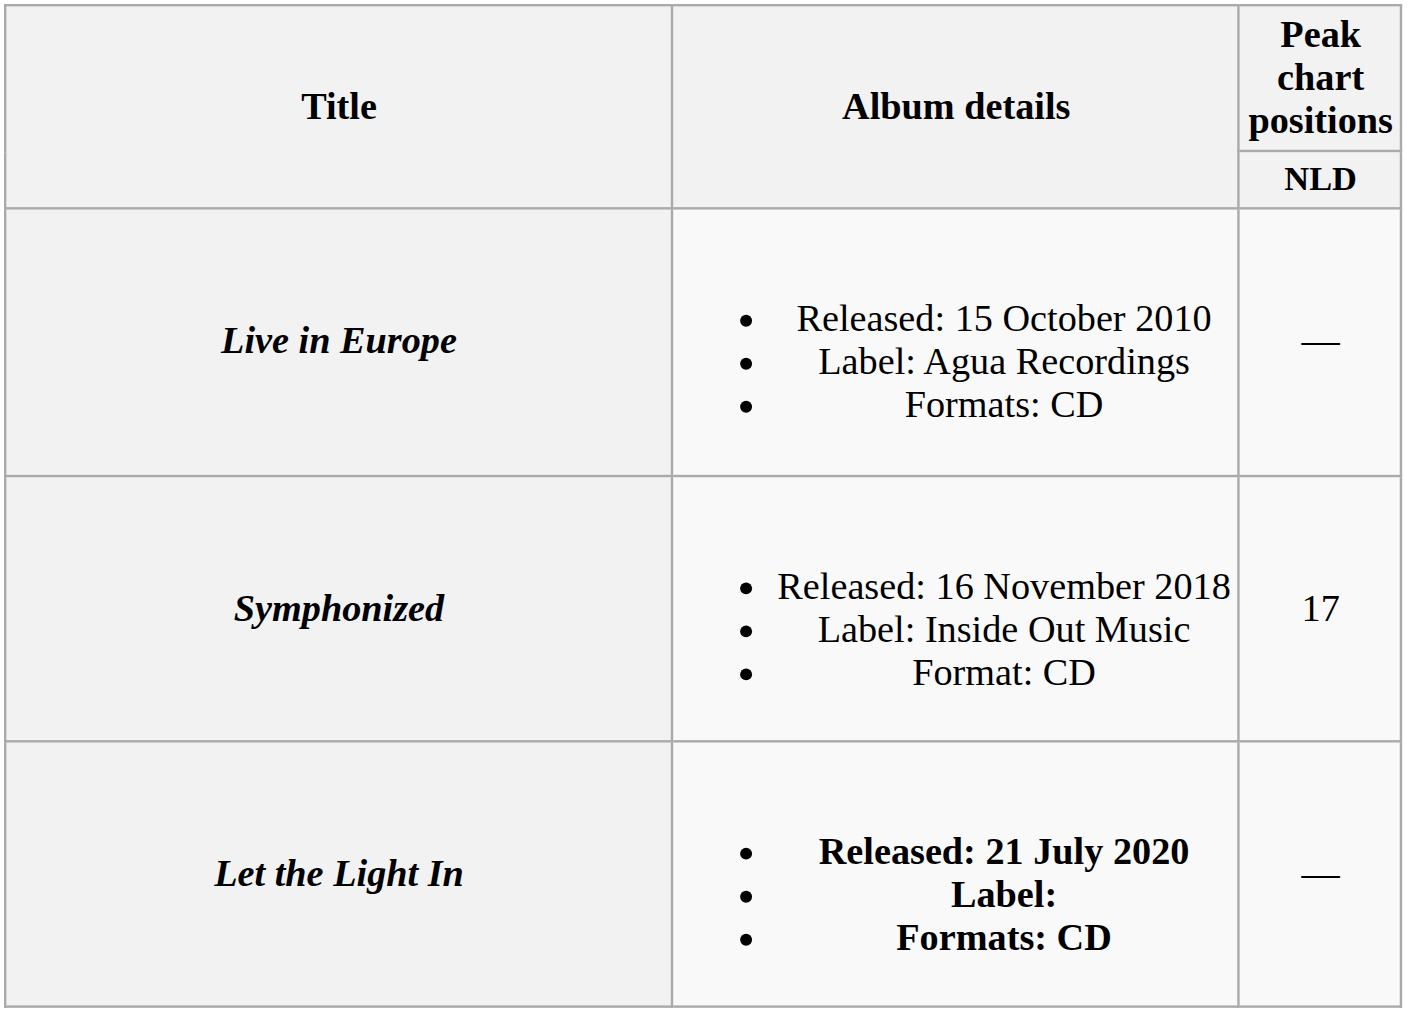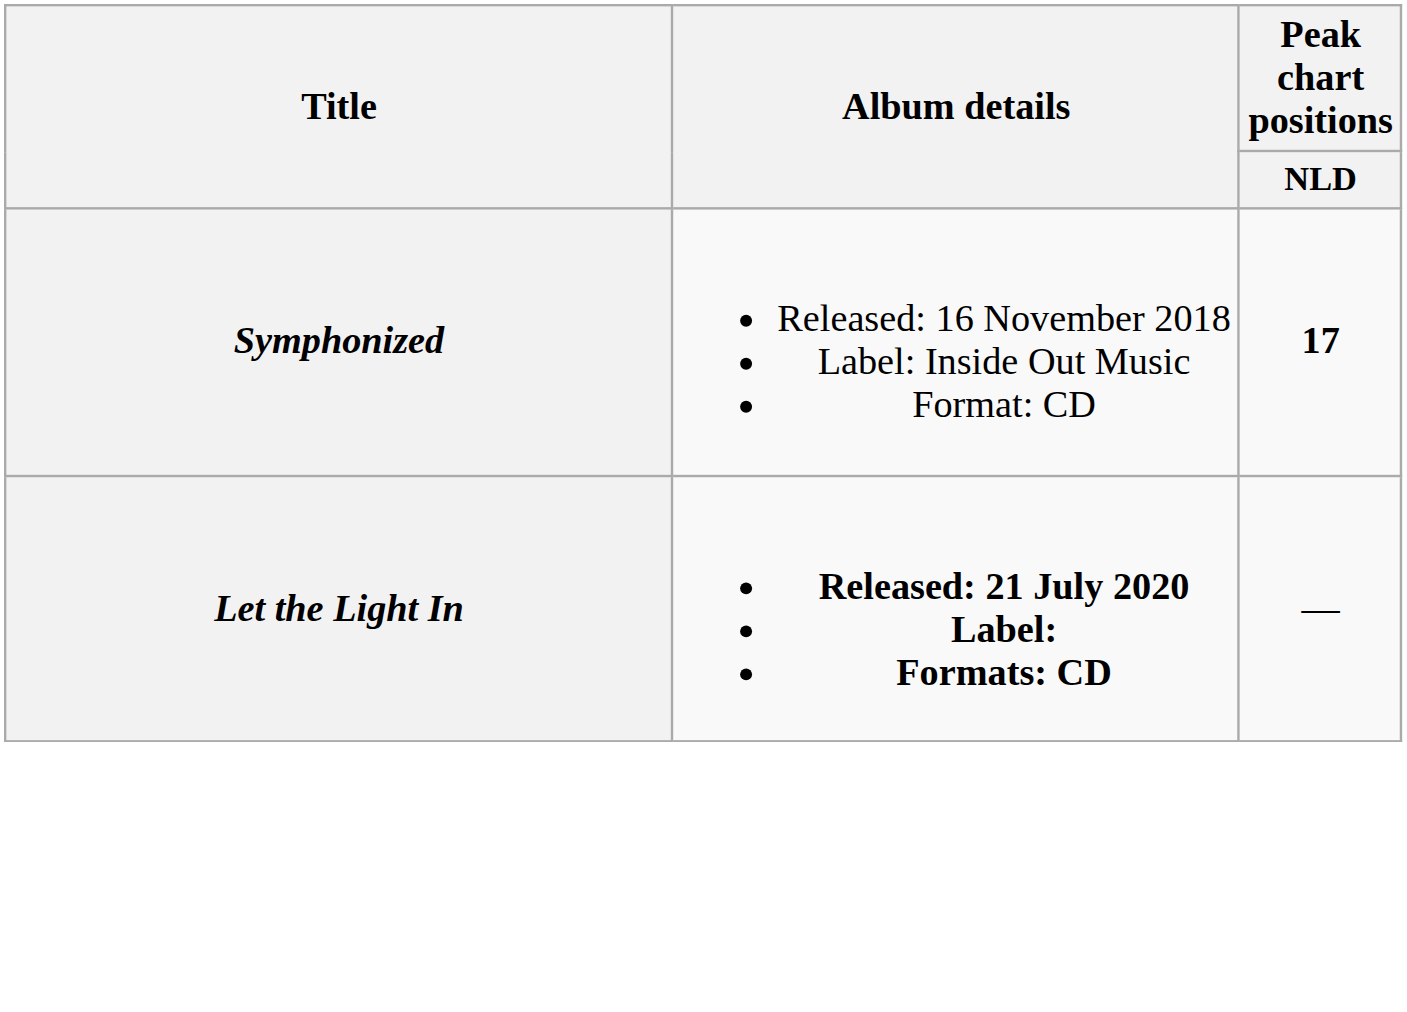- row: (339, 341)
(1321, 607) normal -> (1321, 341) bold
